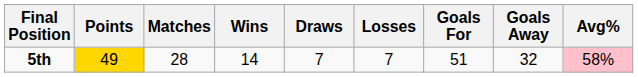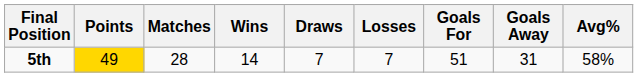(528, 60) 32 -> (528, 60) 31
(598, 60) pink background -> (598, 60) no background
